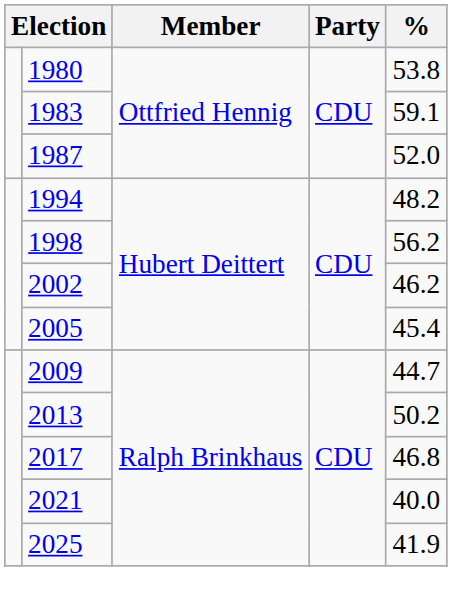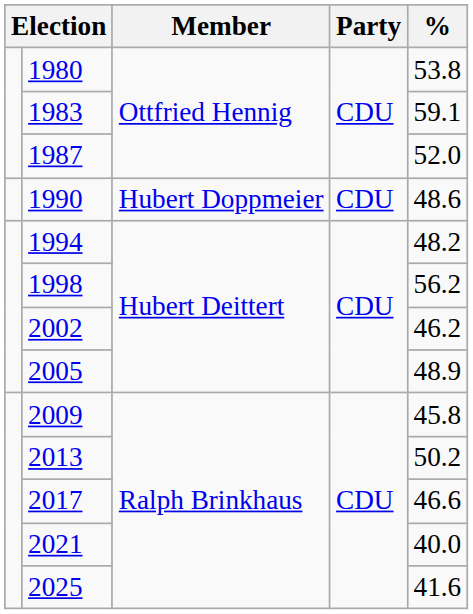+ row: (55, 198)
(416, 328) 45.4 -> (437, 371) 48.9
(416, 371) 44.7 -> (437, 414) 45.8
(416, 457) 46.8 -> (437, 500) 46.6
(416, 543) 41.9 -> (437, 586) 41.6
